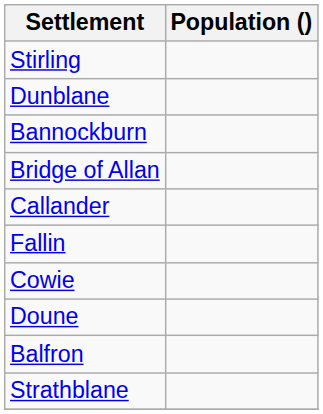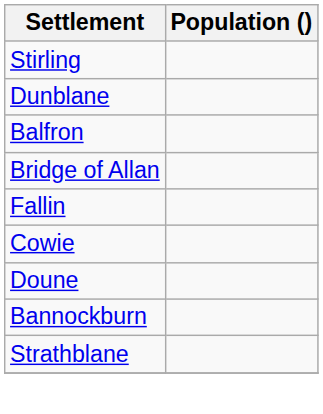rows swapped: (78, 133) <-> (47, 354)
- row: (60, 206)
